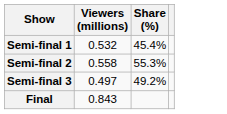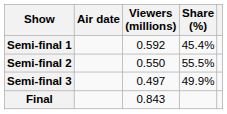+ column: (98, 20)
(103, 44) 0.532 -> (151, 44) 0.592
(103, 63) 0.558 -> (151, 63) 0.550
(150, 63) 55.3% -> (198, 63) 55.5%
(150, 81) 49.2% -> (198, 81) 49.9%
